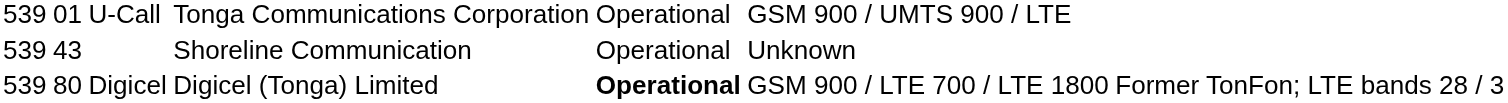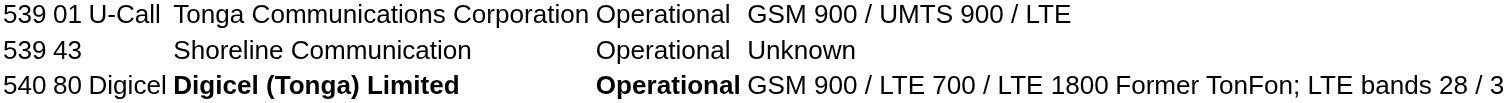(25, 85) 539 -> (25, 85) 540
(306, 85) normal -> (316, 85) bold
